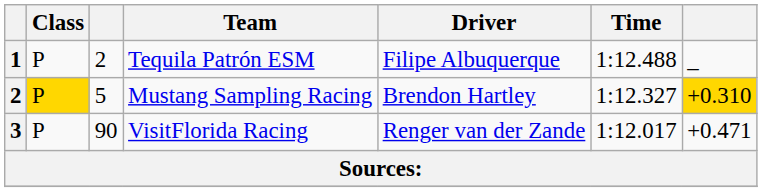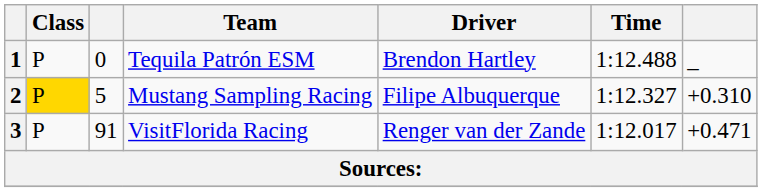(100, 58) 2 -> (100, 58) 0
(471, 58) Filipe Albuquerque -> (459, 58) Brendon Hartley
(459, 95) Brendon Hartley -> (471, 95) Filipe Albuquerque
(719, 95) gold background -> (719, 95) no background
(106, 131) 90 -> (106, 131) 91
